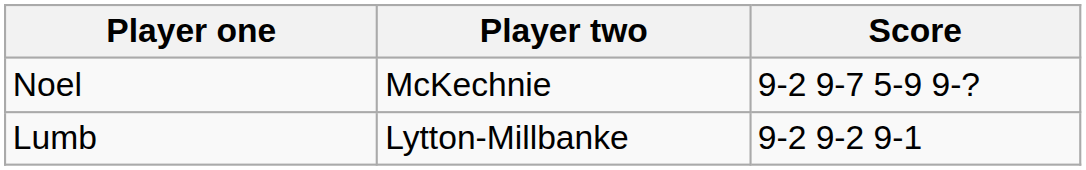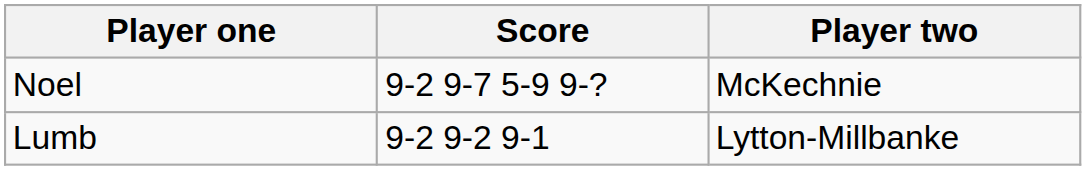columns swapped: (564, 31) <-> (915, 31)
